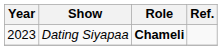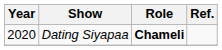(22, 34) 2023 -> (22, 34) 2020
